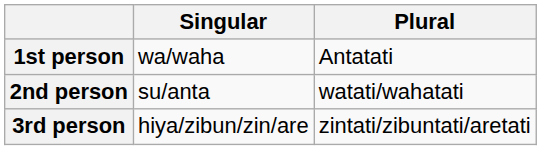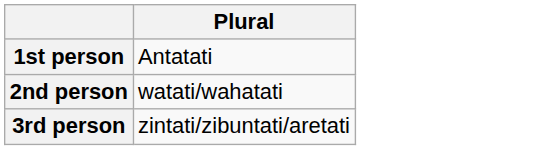- column: (223, 21)
